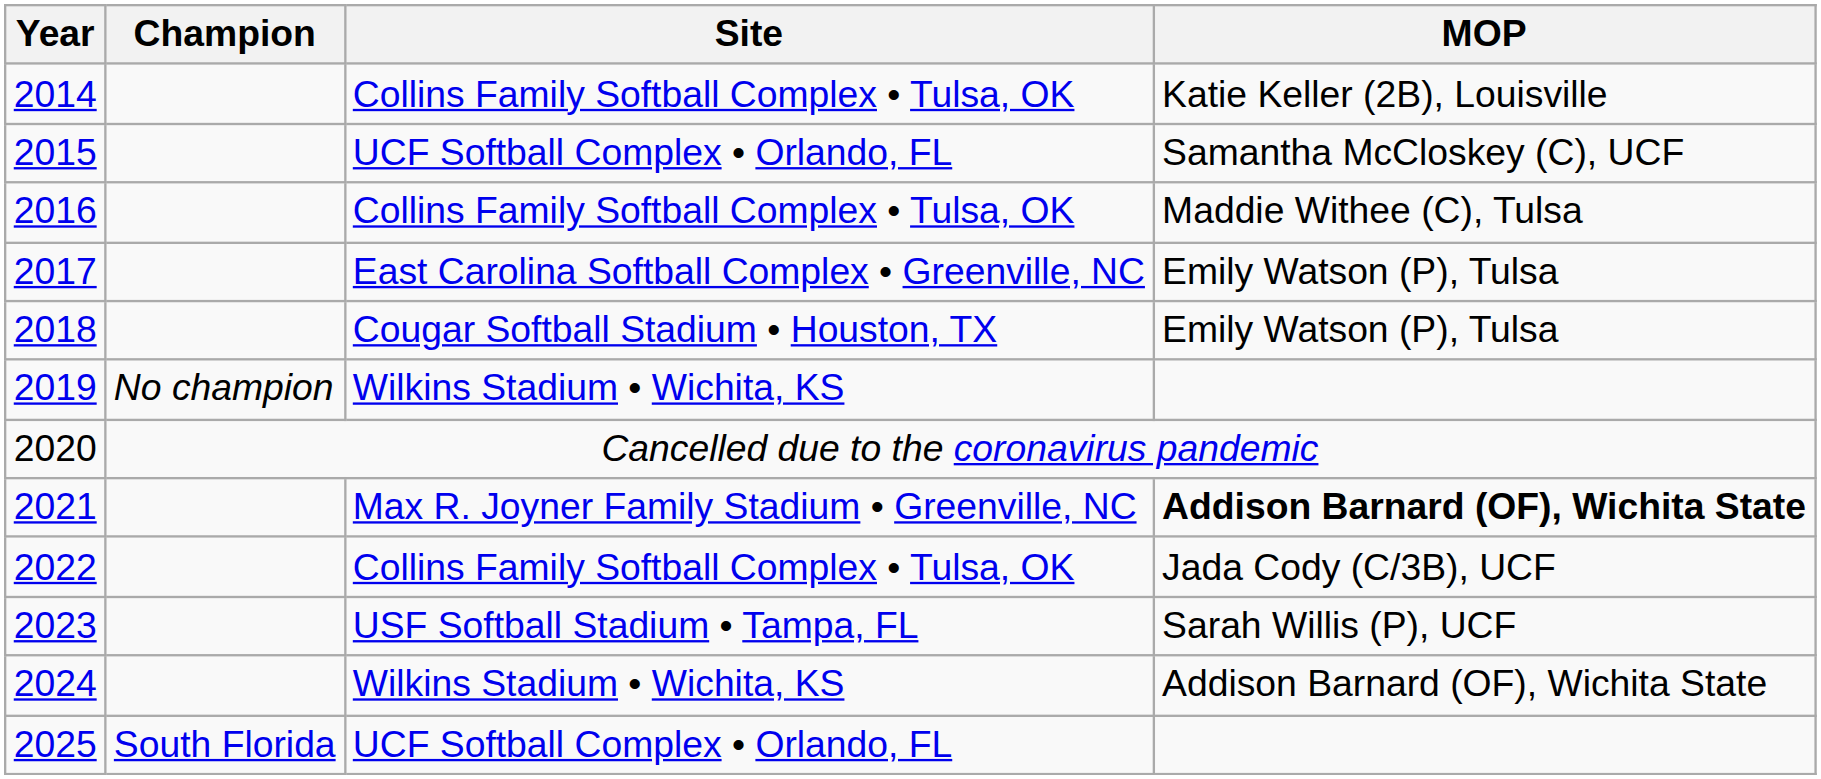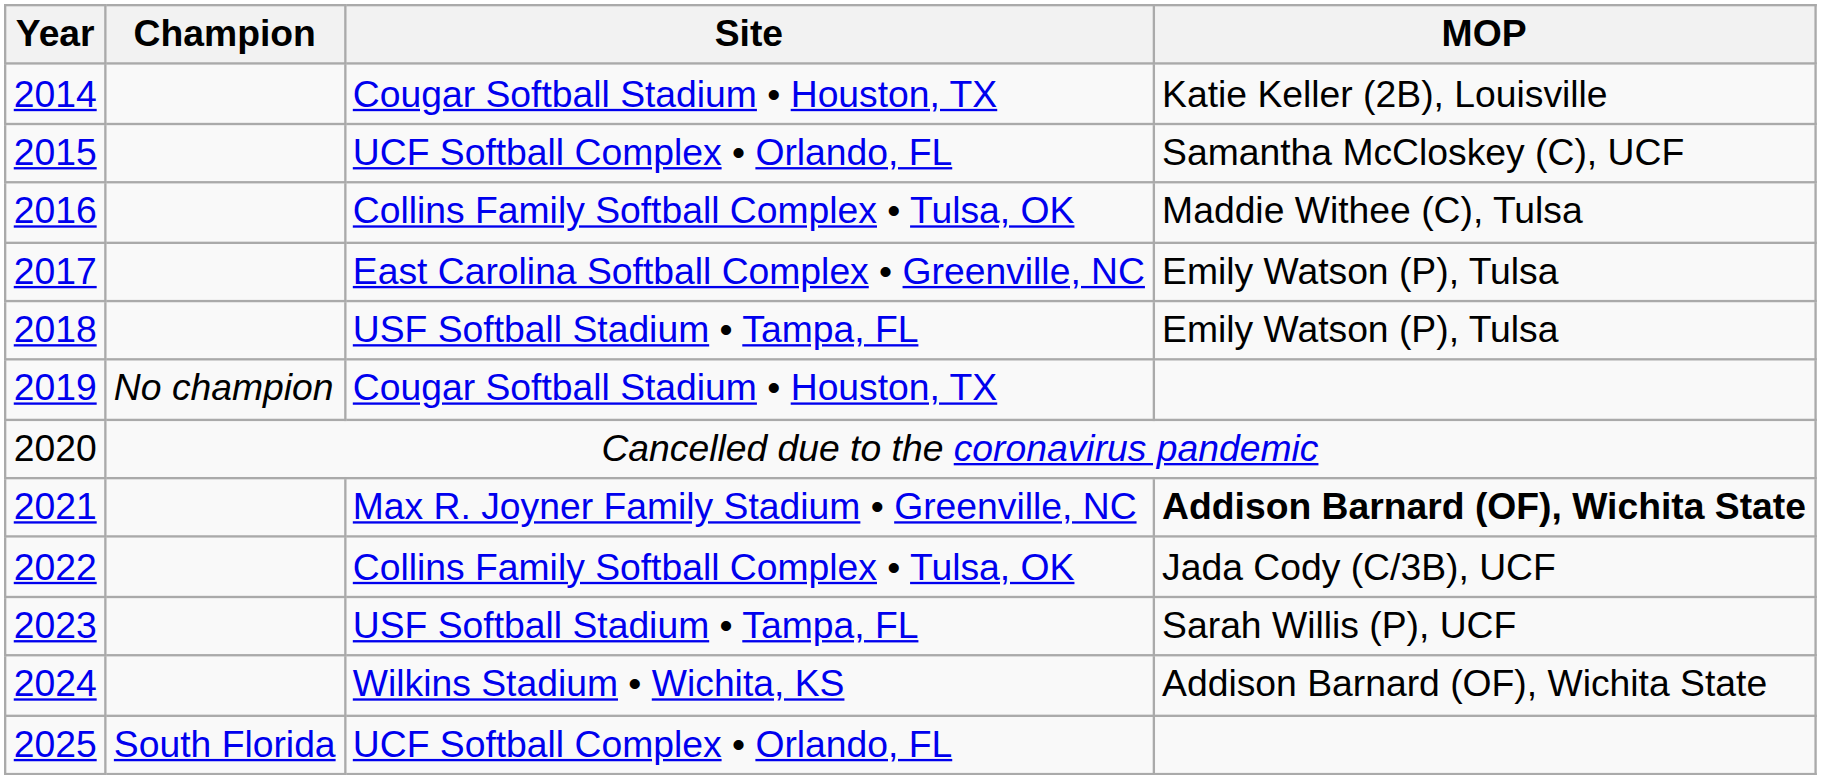(714, 93) Collins Family Softball Complex • Tulsa, OK -> (675, 93) Cougar Softball Stadium • Houston, TX
(675, 329) Cougar Softball Stadium • Houston, TX -> (636, 329) USF Softball Stadium • Tampa, FL
(599, 388) Wilkins Stadium • Wichita, KS -> (675, 388) Cougar Softball Stadium • Houston, TX
